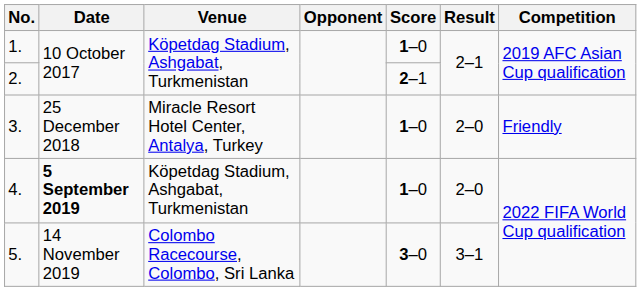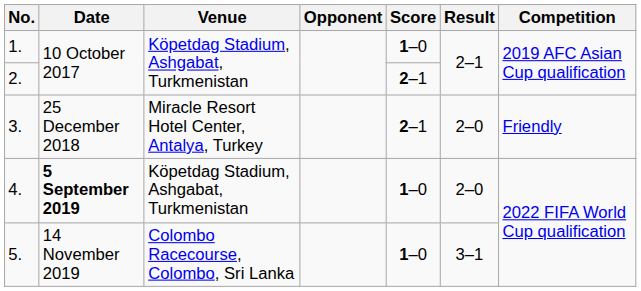(413, 126) 1–0 -> (413, 126) 2–1
(413, 254) 3–0 -> (413, 254) 1–0
